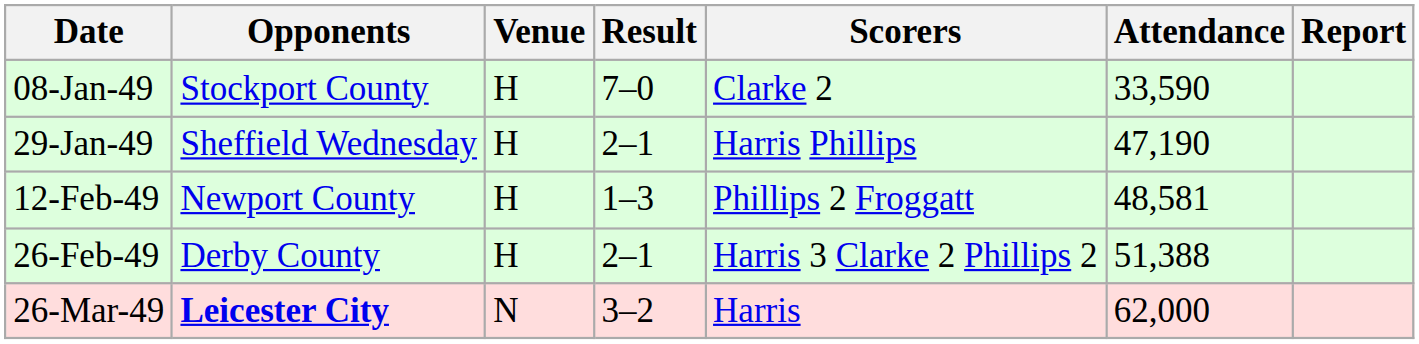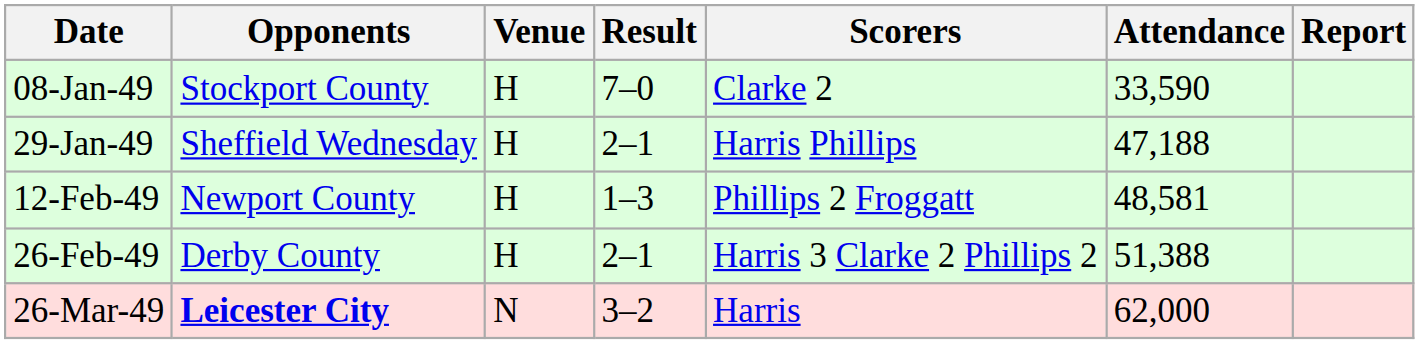(1162, 143) 47,190 -> (1162, 143) 47,188
